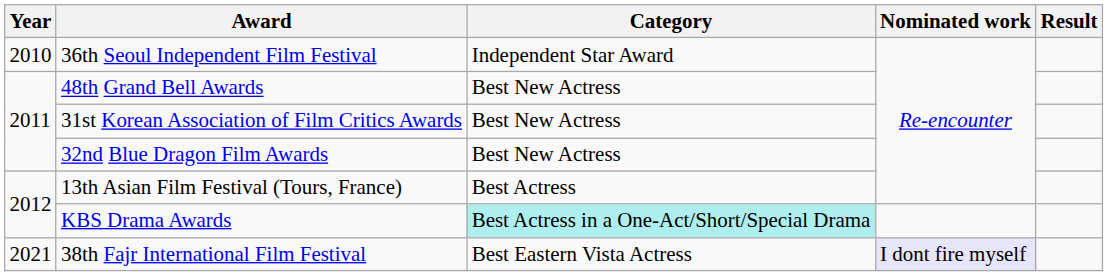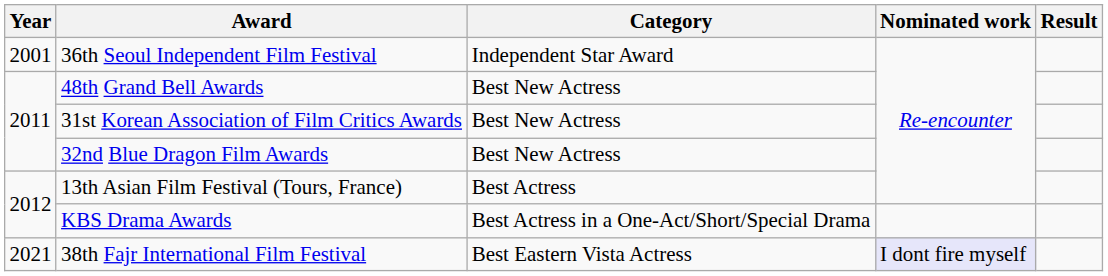(30, 54) 2010 -> (30, 54) 2001
(671, 220) paleturquoise background -> (671, 220) no background
